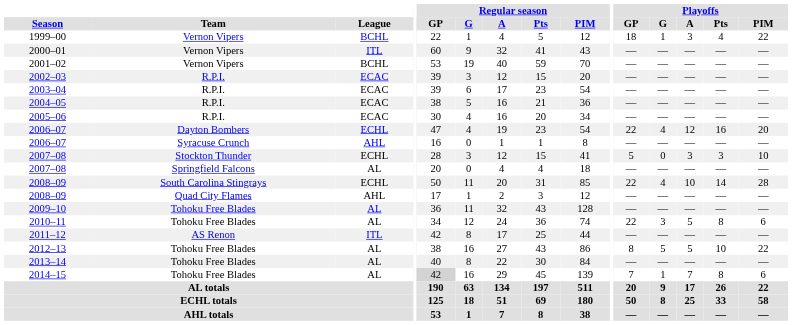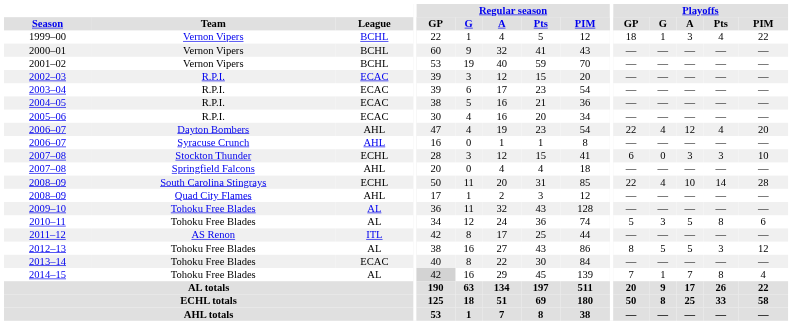(374, 50) ITL -> (374, 50) BCHL
(374, 129) ECHL -> (374, 129) AHL
(721, 129) 16 -> (721, 129) 4
(631, 155) 5 -> (631, 155) 6
(374, 169) AL -> (374, 169) AHL
(631, 221) 22 -> (631, 221) 5
(721, 248) 10 -> (721, 248) 3
(763, 248) 22 -> (763, 248) 12
(374, 261) AL -> (374, 261) ECAC
(763, 274) 6 -> (763, 274) 4
